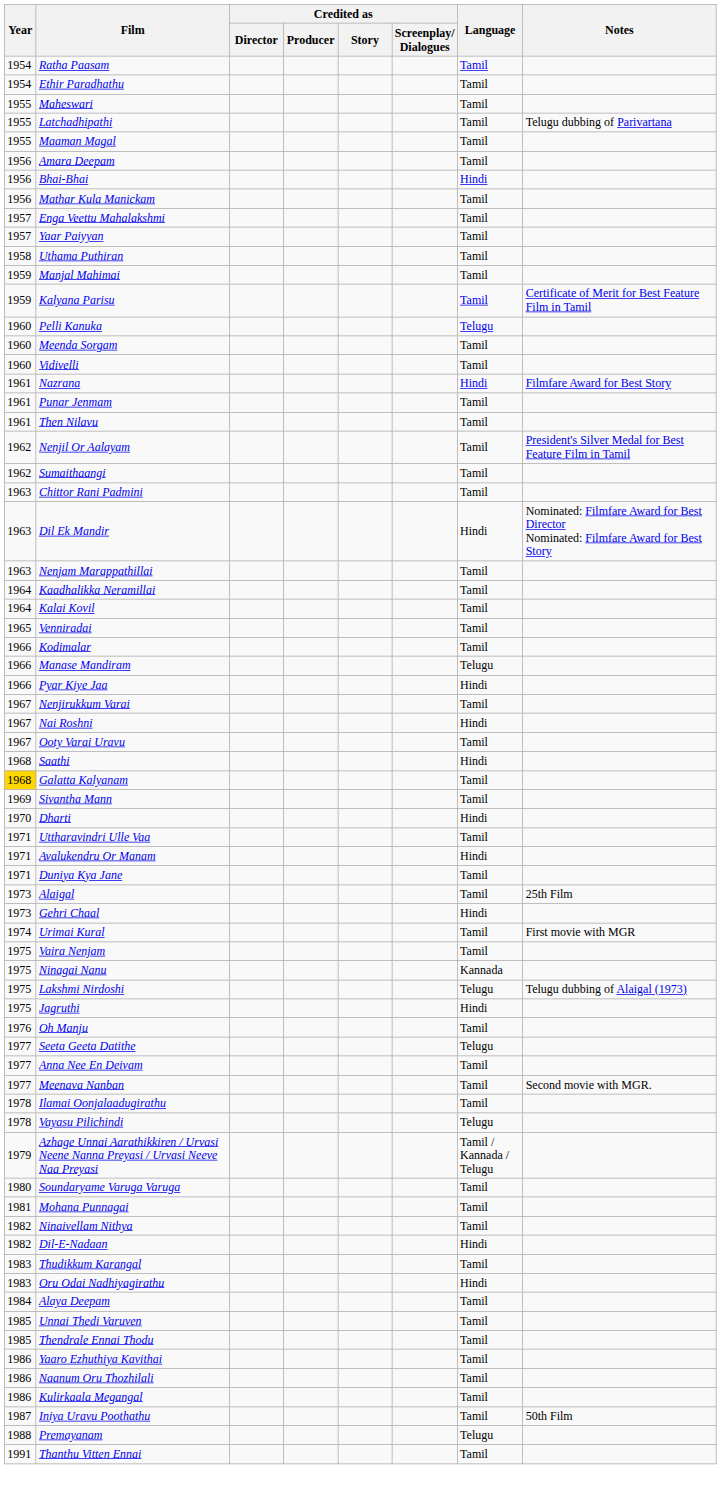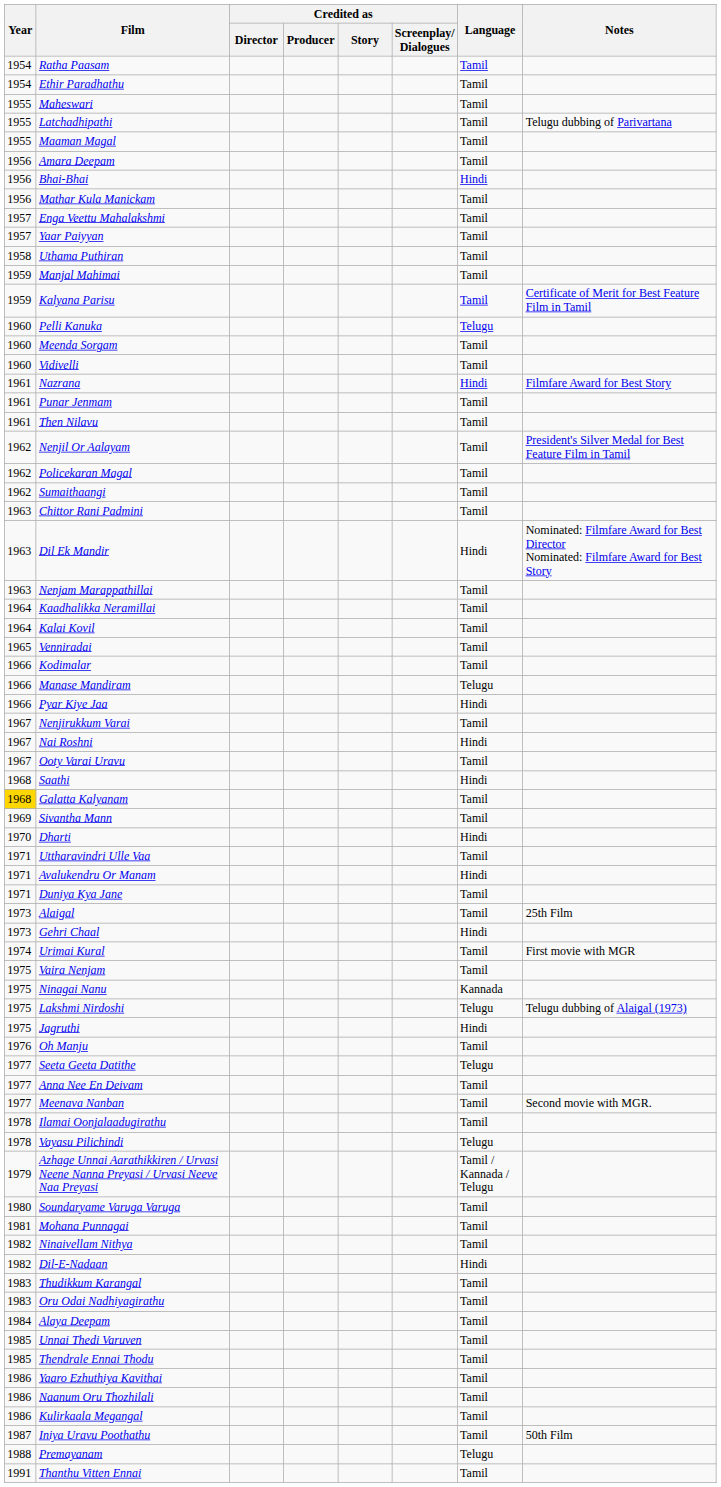+ row: (85, 473)
(474, 1282) Hindi -> (474, 1301) Tamil
